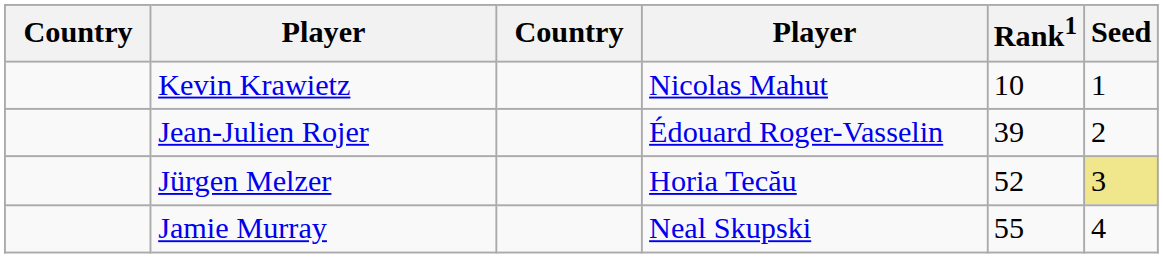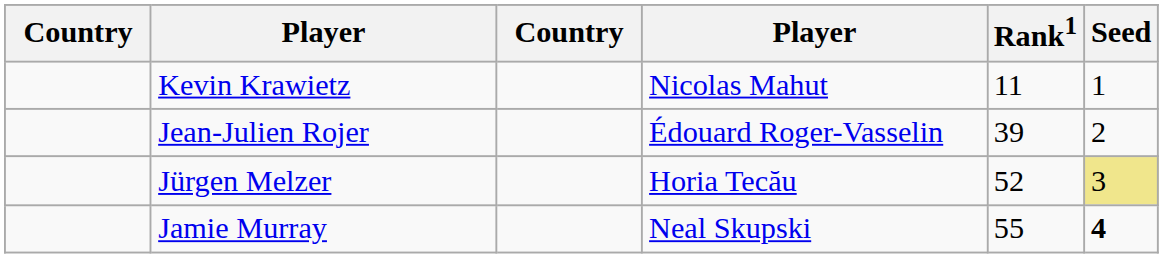(1009, 84) 10 -> (1008, 84) 11
(1098, 228) normal -> (1098, 228) bold
